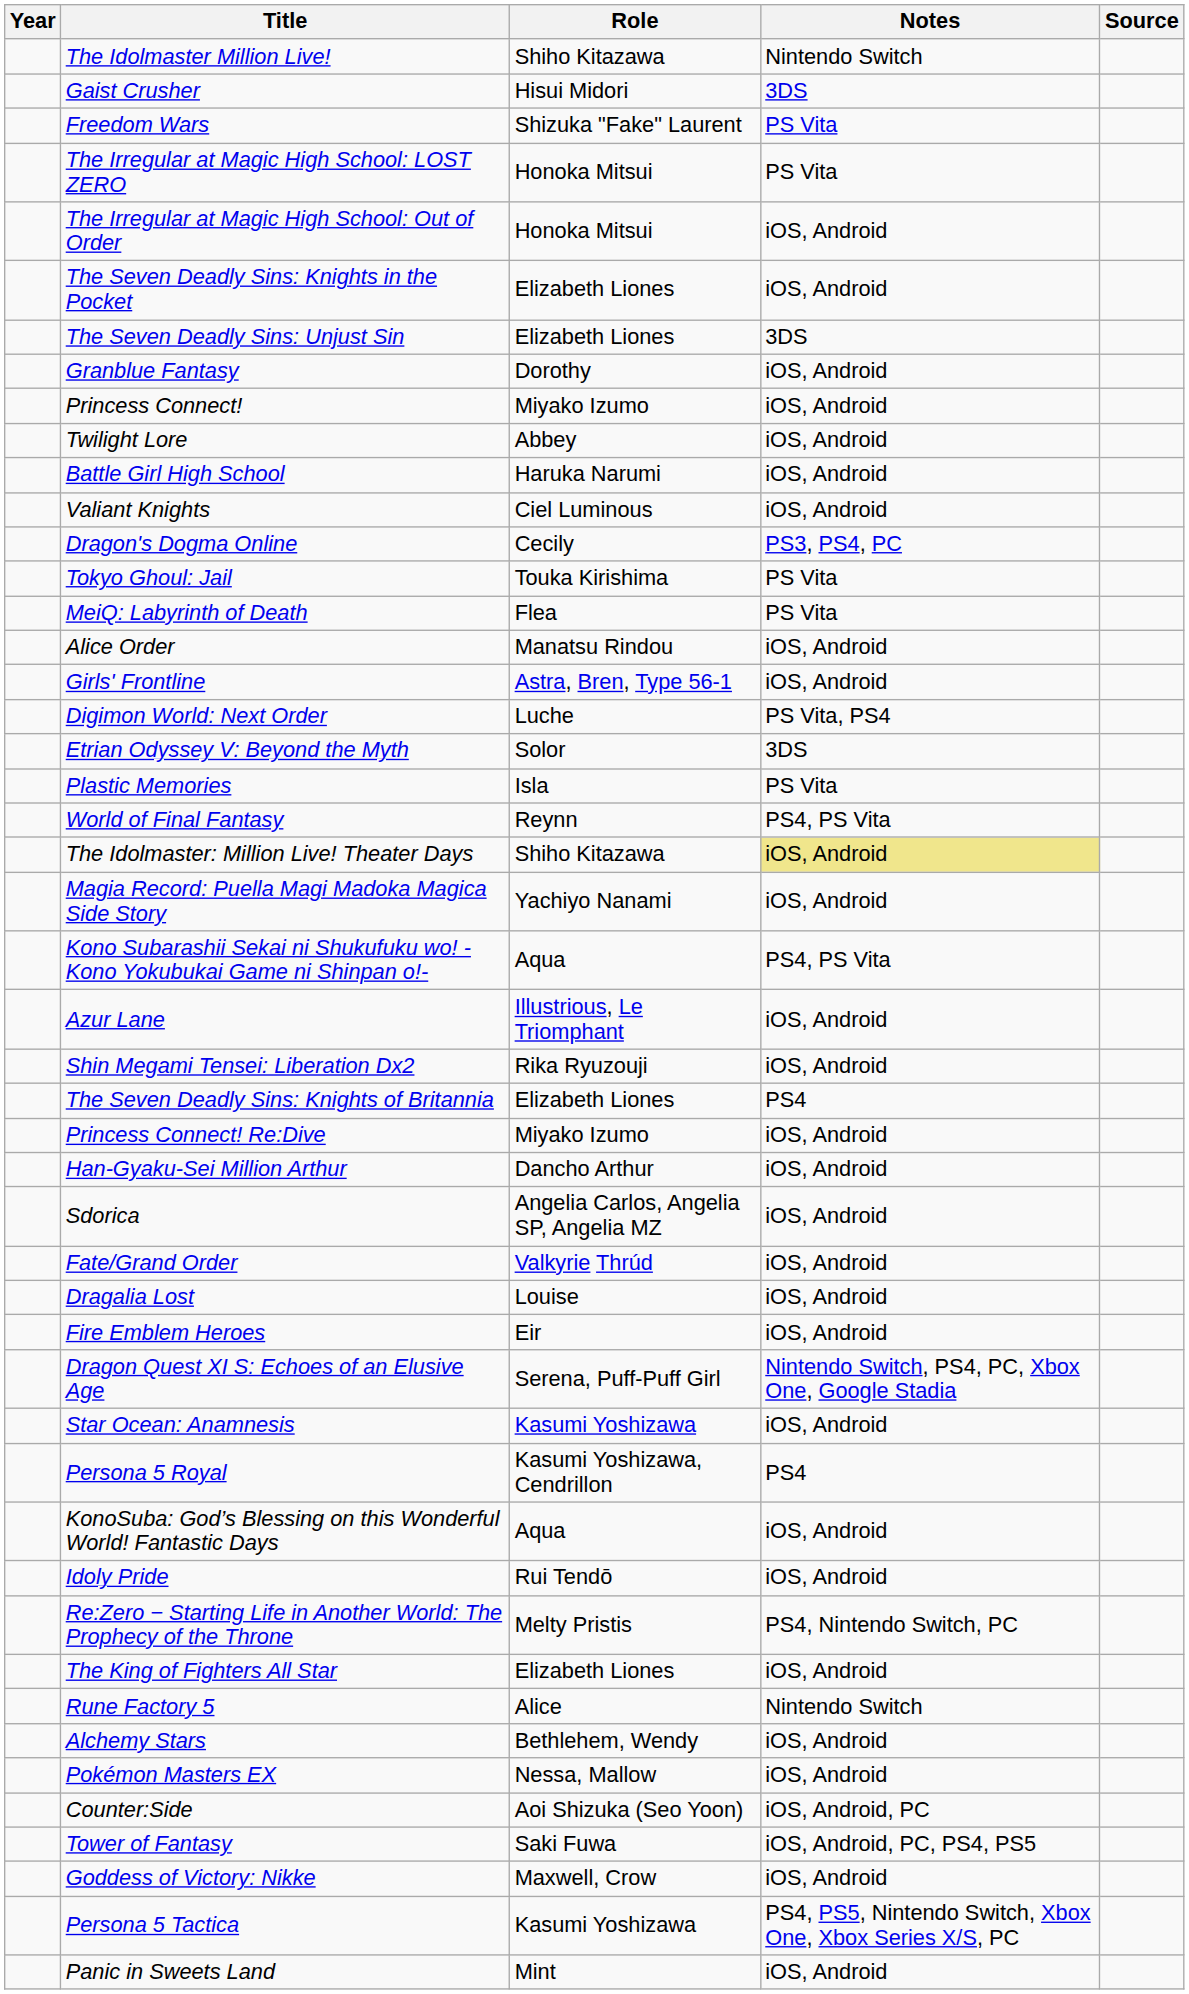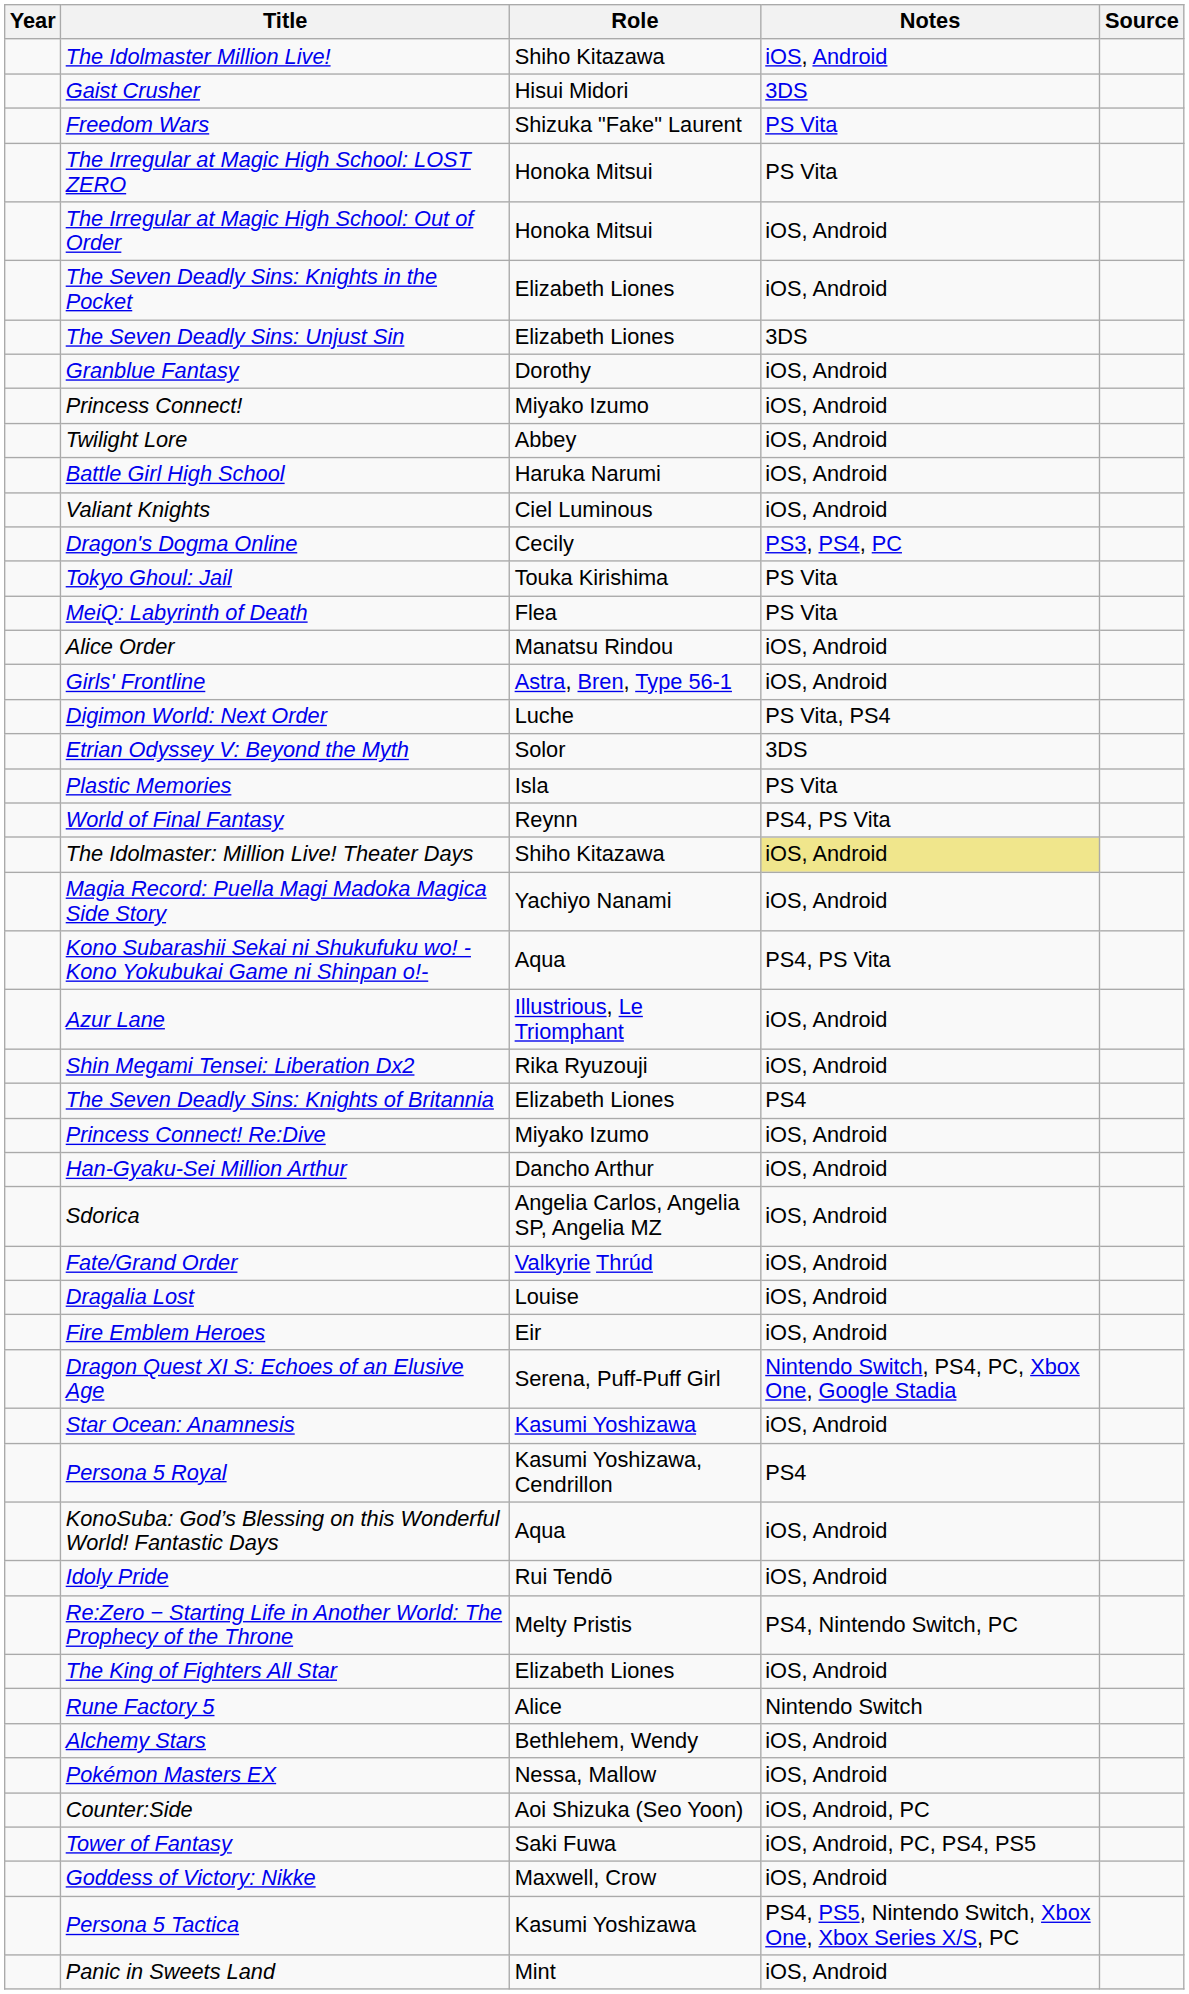(844, 56) Nintendo Switch -> (826, 56) iOS, Android
